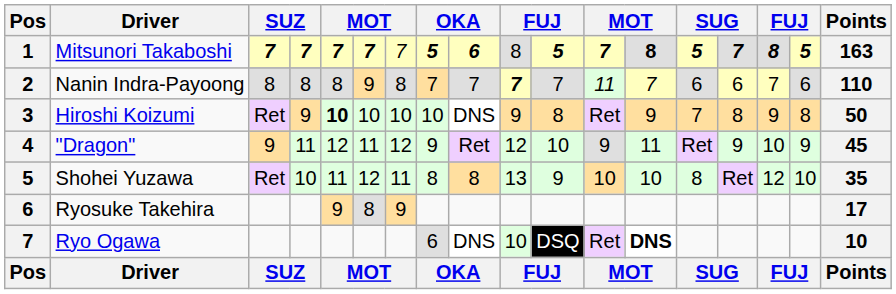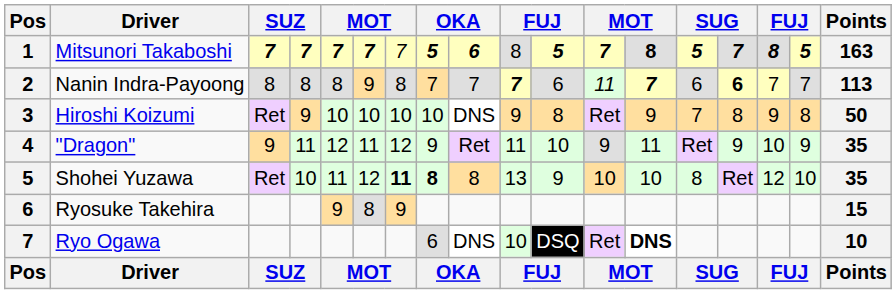(558, 83) 7 -> (558, 83) 6
(651, 83) normal -> (651, 83) bold
(737, 83) normal -> (737, 83) bold
(805, 83) 6 -> (805, 83) 7
(856, 83) 110 -> (856, 83) 113
(337, 115) bold -> (337, 115) normal
(516, 146) 12 -> (516, 146) 11
(856, 146) 45 -> (856, 146) 35
(401, 178) normal -> (401, 178) bold
(432, 178) normal -> (432, 178) bold
(856, 209) 17 -> (856, 209) 15
